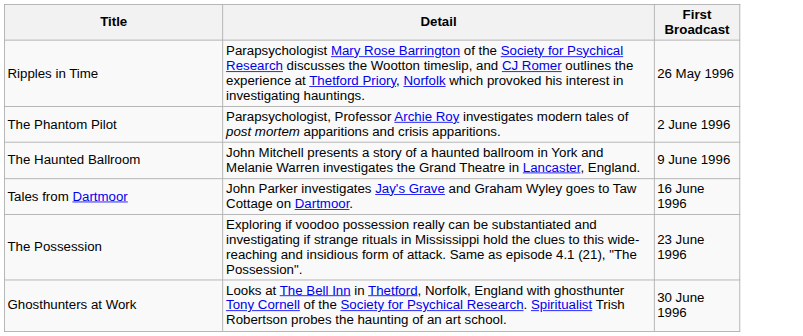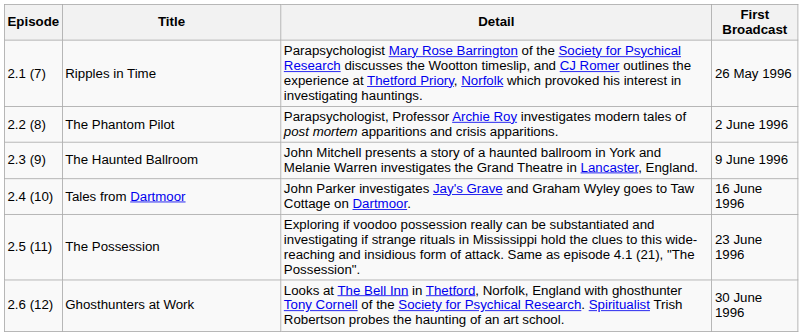+ column: (33, 22)
